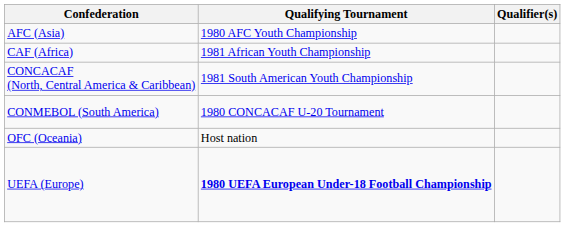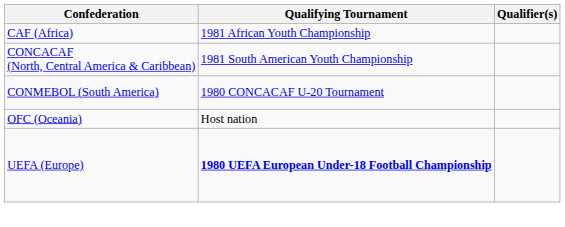- row: (36, 33)
